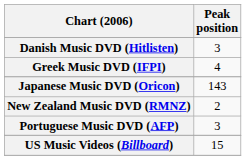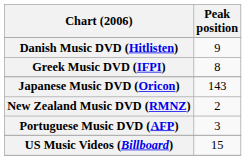(217, 47) 3 -> (217, 47) 9
(217, 67) 4 -> (217, 67) 8
